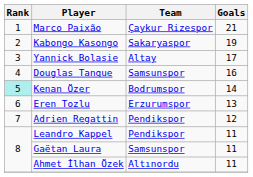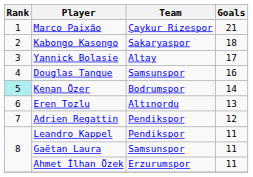(231, 42) 19 -> (231, 42) 18
(159, 104) Erzurumspor -> (154, 104) Altınordu
(154, 165) Altınordu -> (159, 165) Erzurumspor
